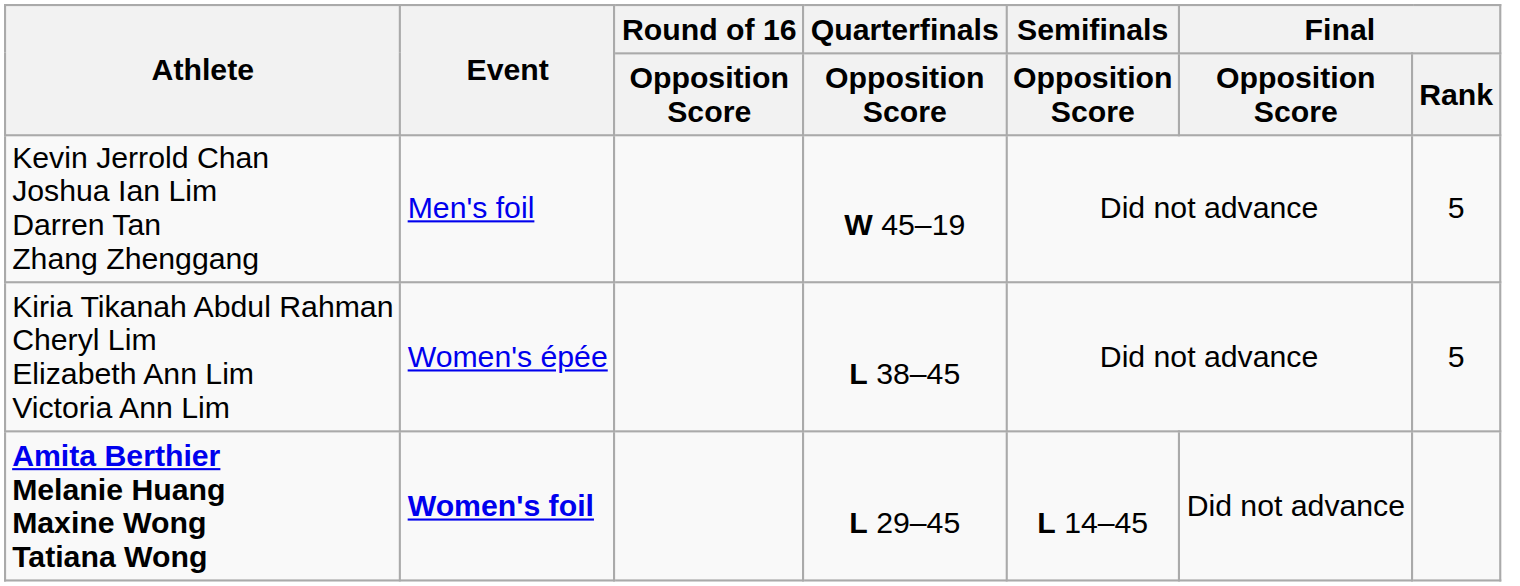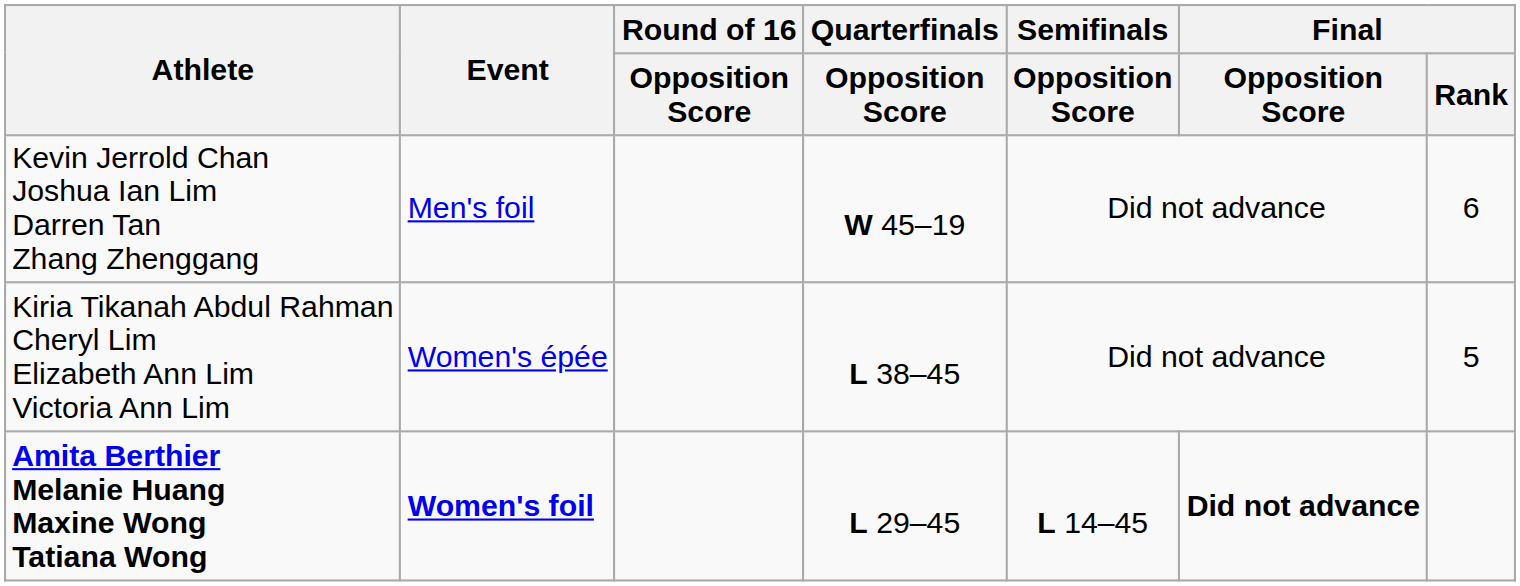(1456, 209) 5 -> (1471, 209) 6
(1296, 506) normal -> (1303, 506) bold
